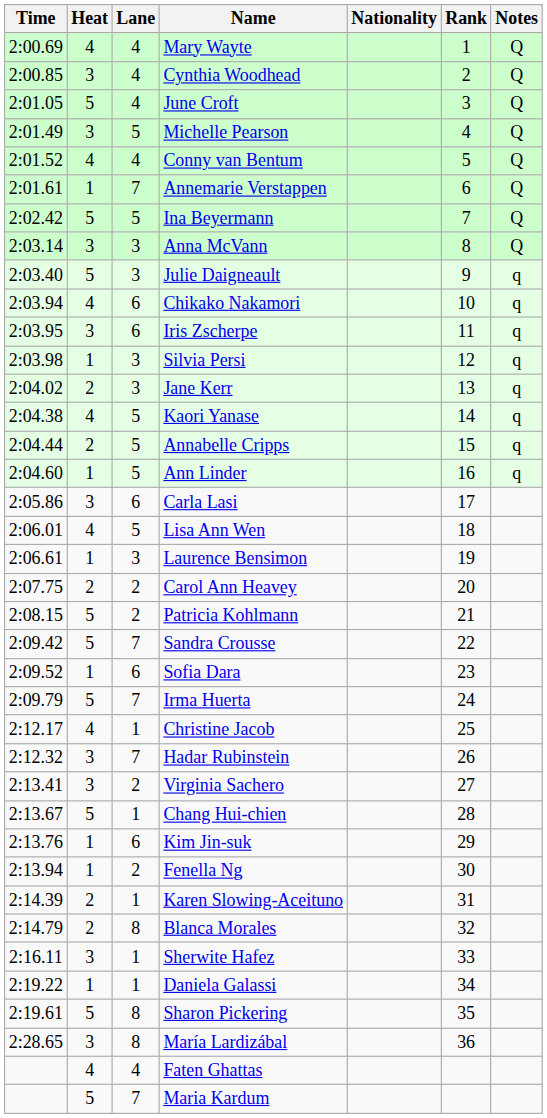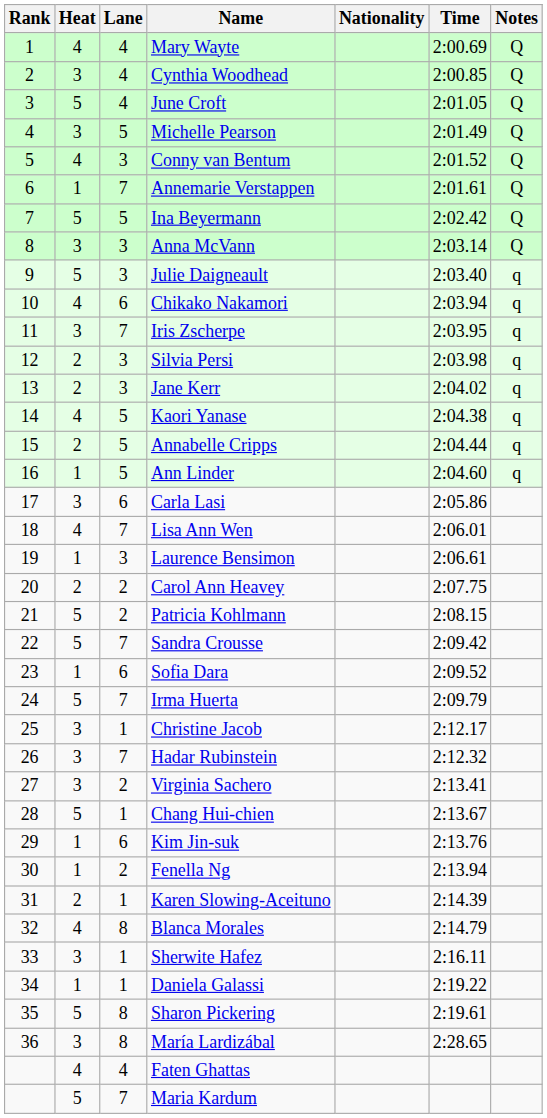columns swapped: (466, 18) <-> (36, 18)
(136, 160) 4 -> (123, 160) 3
(136, 331) 6 -> (123, 331) 7
(90, 359) 1 -> (77, 359) 2
(136, 530) 5 -> (123, 530) 7
(90, 729) 4 -> (77, 729) 3
(90, 928) 2 -> (77, 928) 4
